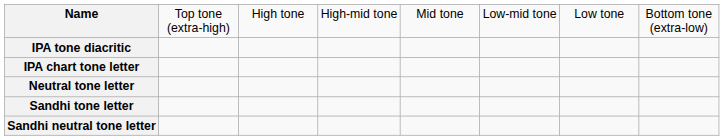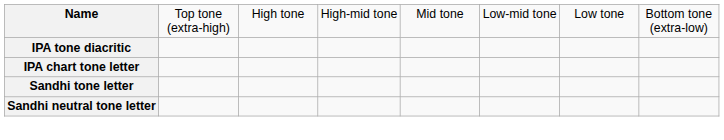- row: (81, 86)
